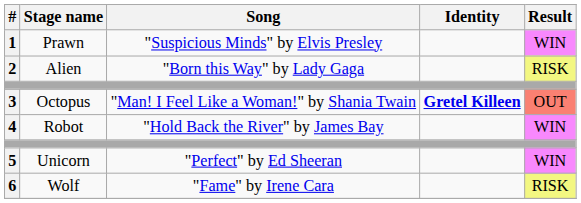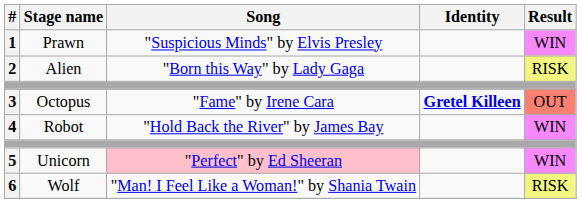(263, 101) "Man! I Feel Like a Woman!" by Shania Twain -> (263, 101) "Fame" by Irene Cara
(263, 160) no background -> (263, 160) pink background
(263, 185) "Fame" by Irene Cara -> (263, 185) "Man! I Feel Like a Woman!" by Shania Twain
